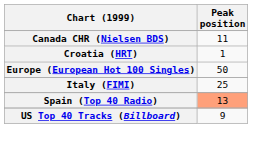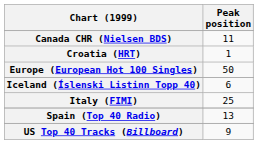+ row: (104, 85)
(223, 100) lightsalmon background -> (228, 116) no background
